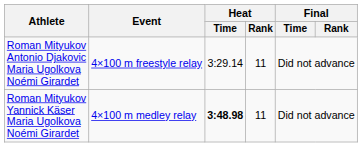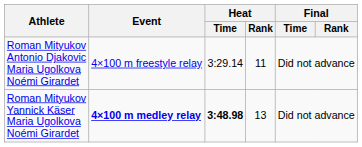(144, 116) normal -> (146, 116) bold
(261, 116) 11 -> (261, 116) 13
